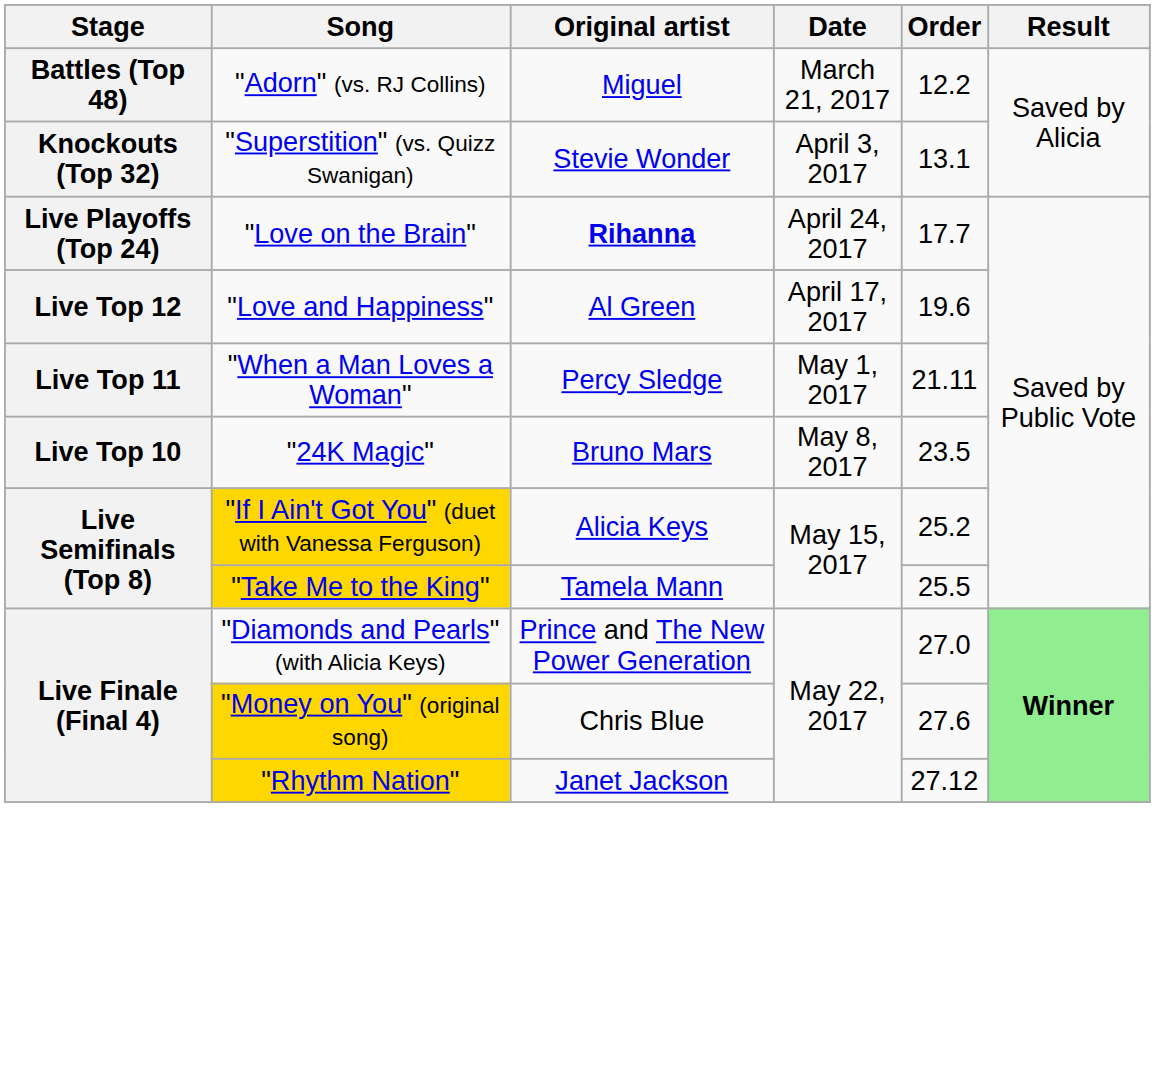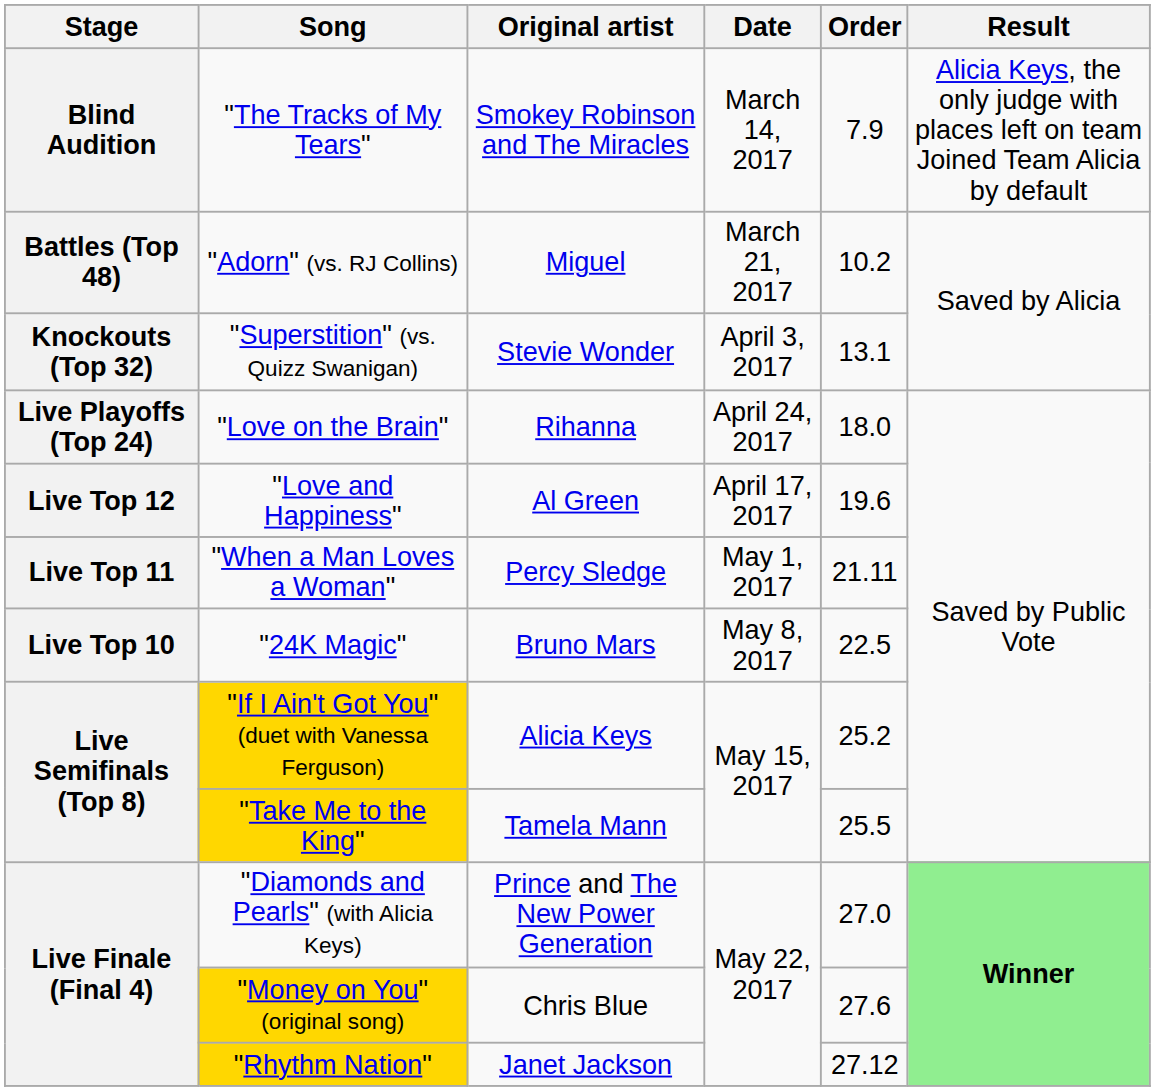+ row: (333, 130)
(944, 85) 12.2 -> (865, 263) 10.2
(642, 234) bold -> (586, 427) normal
(944, 234) 17.7 -> (865, 427) 18.0
(944, 453) 23.5 -> (865, 646) 22.5
